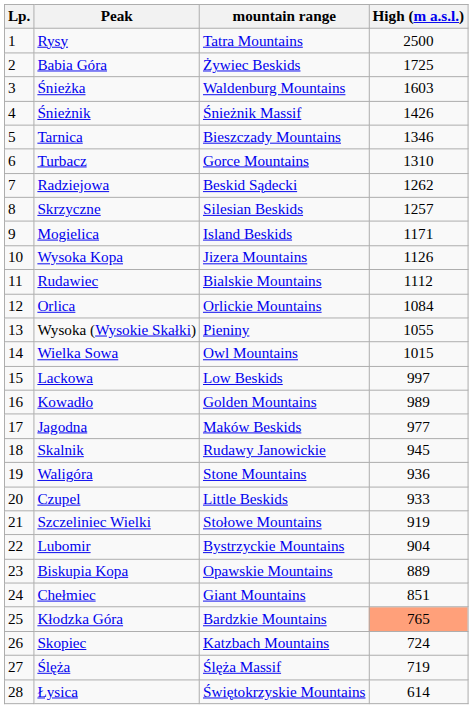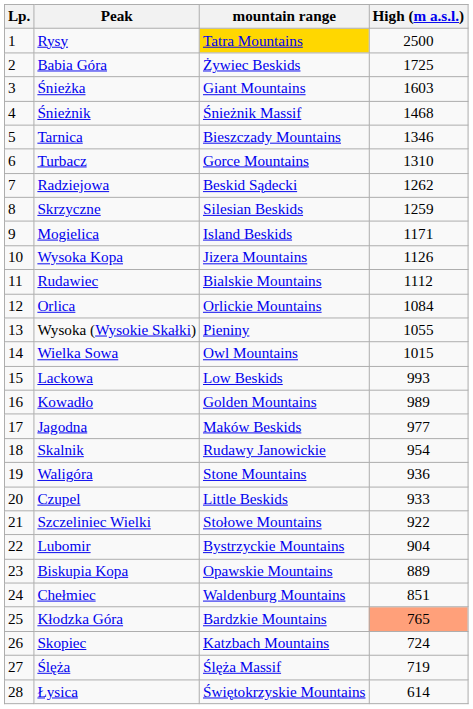(253, 40) no background -> (253, 40) gold background
(274, 88) Waldenburg Mountains -> (254, 88) Giant Mountains
(418, 112) 1426 -> (418, 112) 1468
(418, 209) 1257 -> (418, 209) 1259
(418, 378) 997 -> (418, 378) 993
(418, 450) 945 -> (418, 450) 954
(418, 522) 919 -> (418, 522) 922
(254, 595) Giant Mountains -> (274, 595) Waldenburg Mountains
